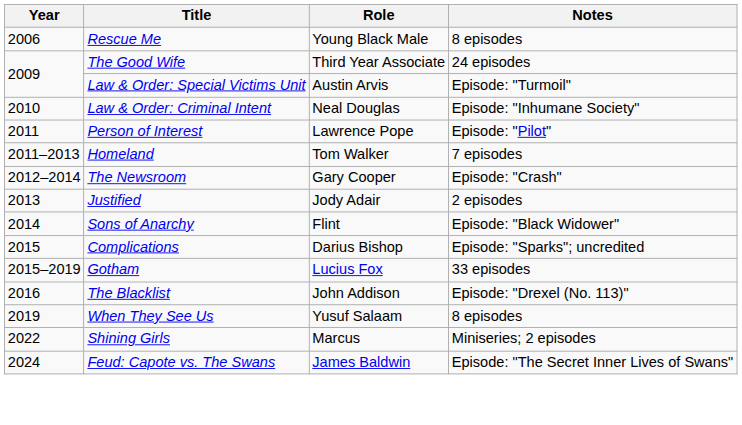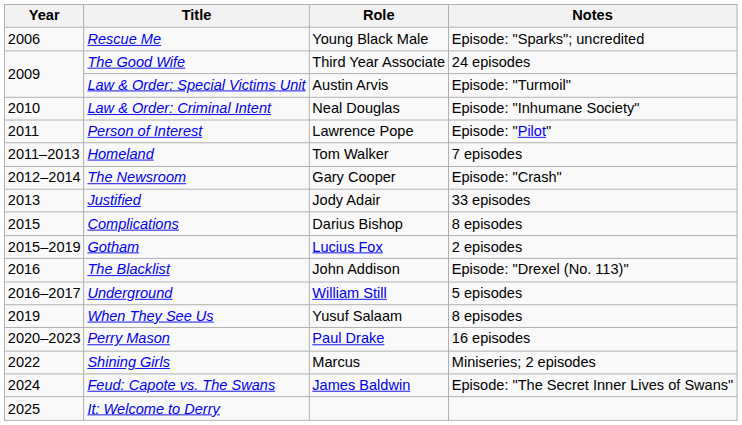(487, 39) 8 episodes -> (548, 39) Episode: "Sparks"; uncredited
(487, 200) 2 episodes -> (491, 200) 33 episodes
- row: (141, 223)
(548, 246) Episode: "Sparks"; uncredited -> (487, 223) 8 episodes
(491, 270) 33 episodes -> (487, 246) 2 episodes
+ row: (130, 293)
+ row: (129, 339)
+ row: (154, 408)
